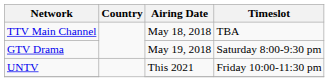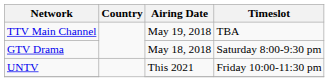(180, 31) May 18, 2018 -> (180, 31) May 19, 2018
(180, 49) May 19, 2018 -> (180, 49) May 18, 2018
